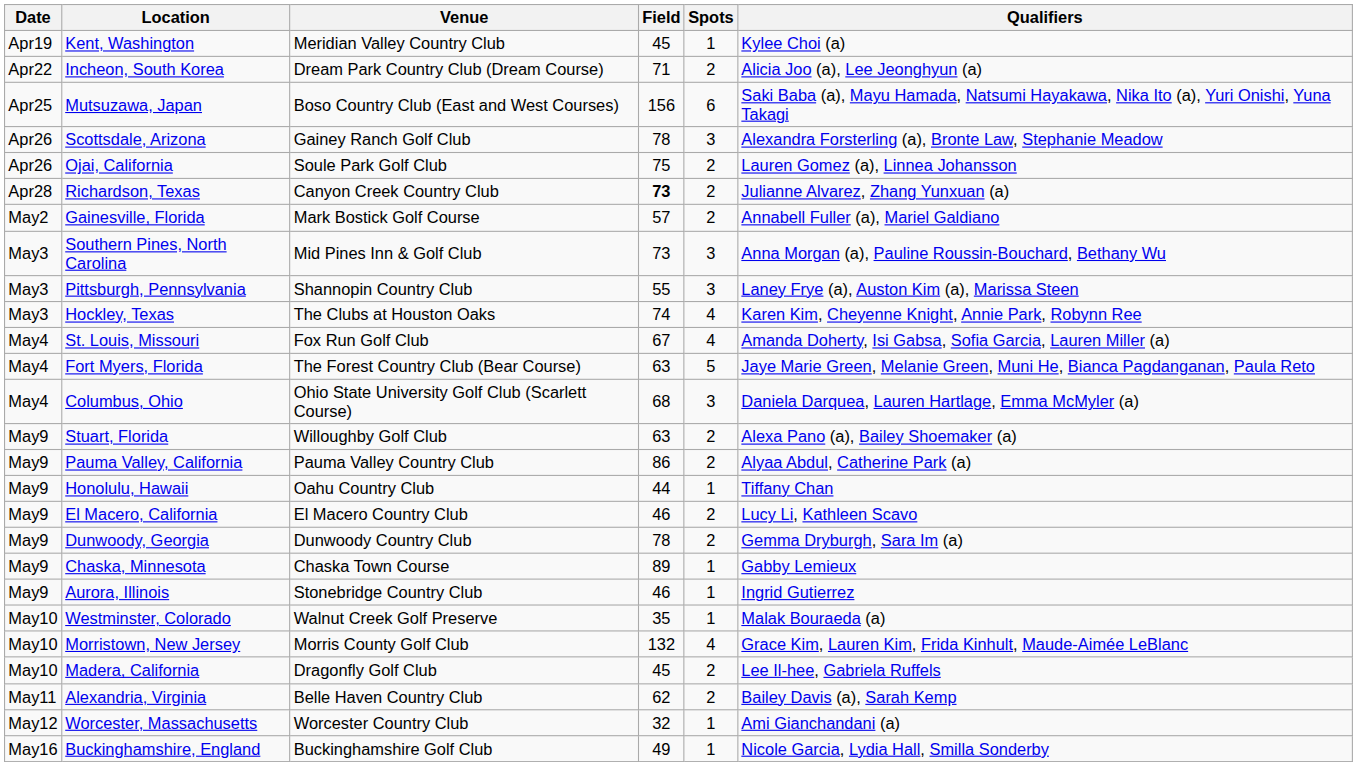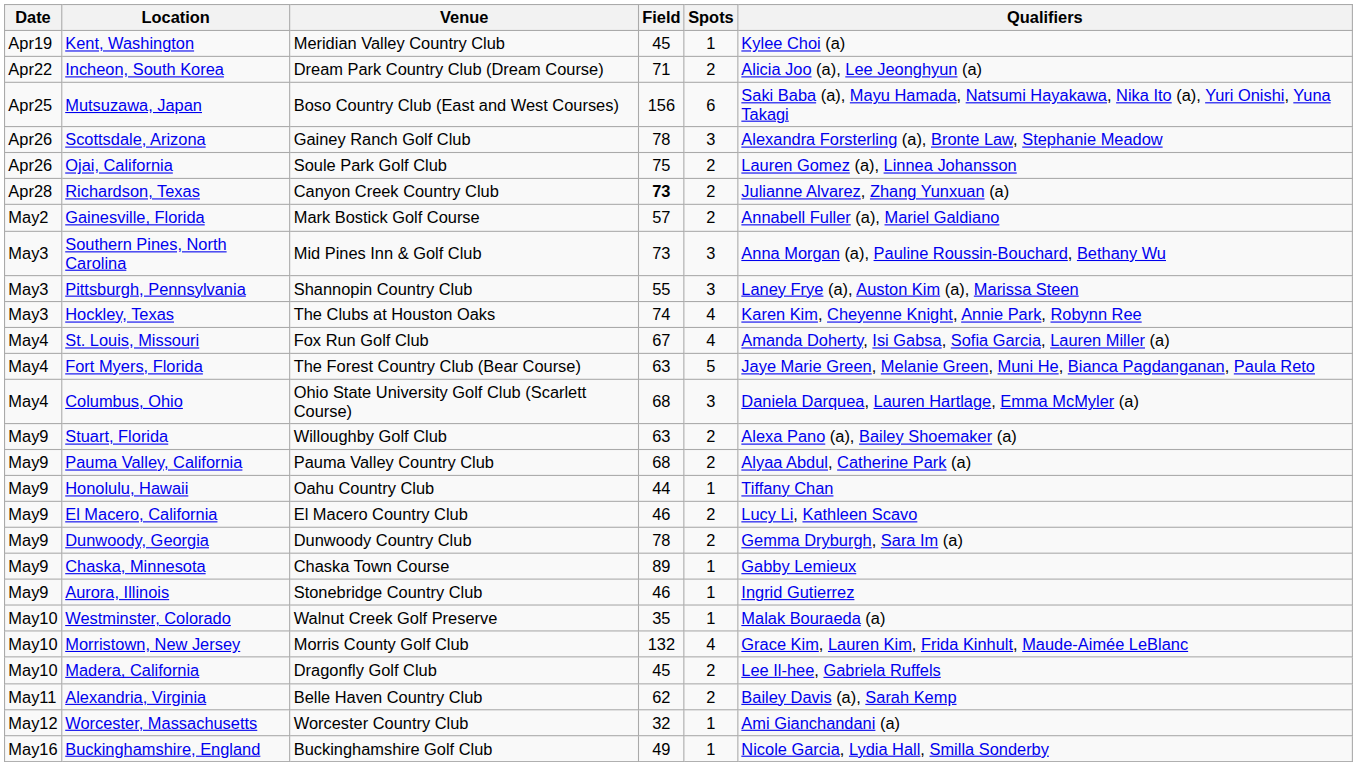(661, 463) 86 -> (661, 463) 68
